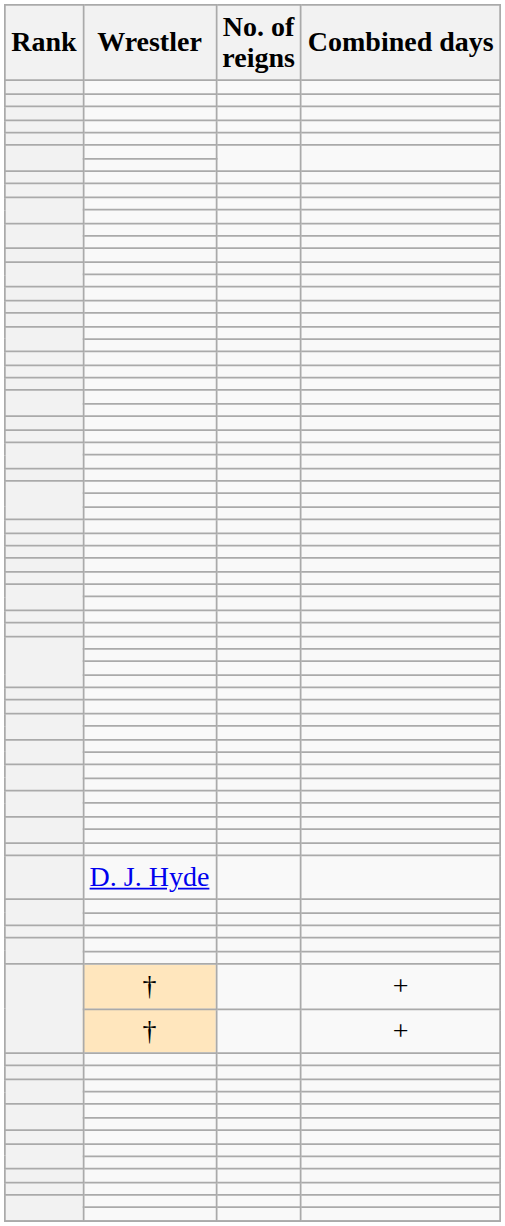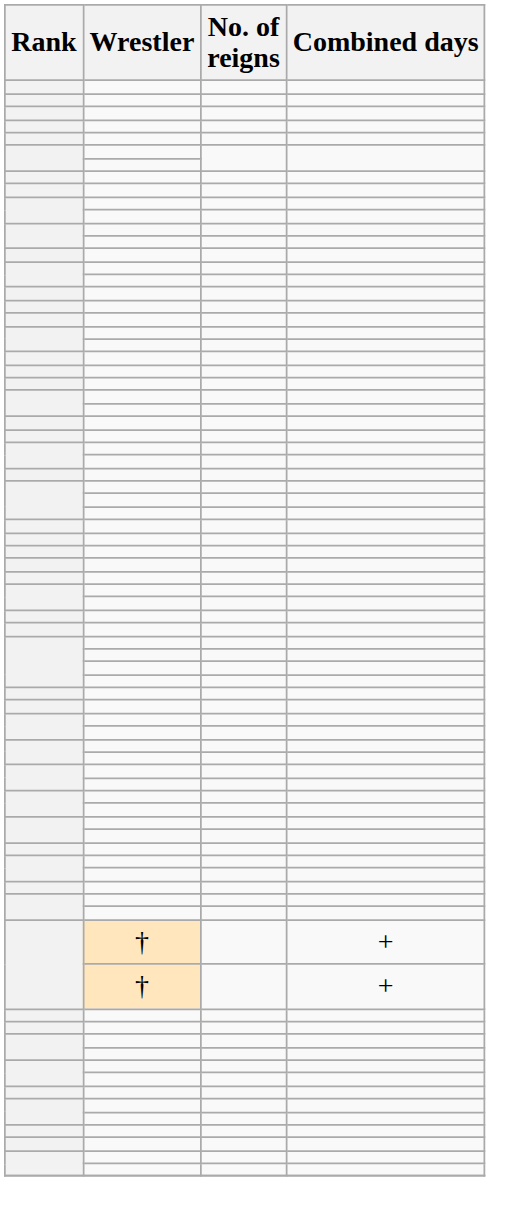- row: (149, 876)
